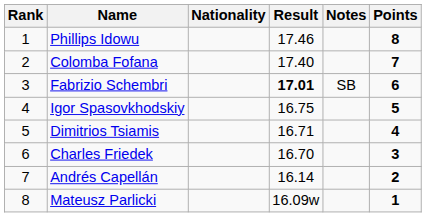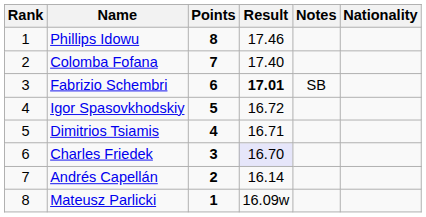columns swapped: (228, 16) <-> (395, 16)
(296, 108) 16.75 -> (266, 108) 16.72
(296, 154) no background -> (266, 154) lavender background
